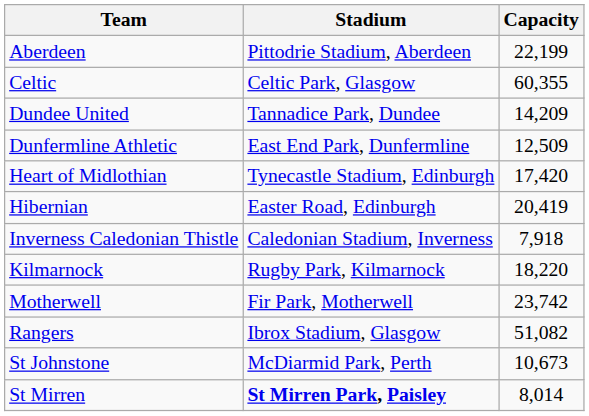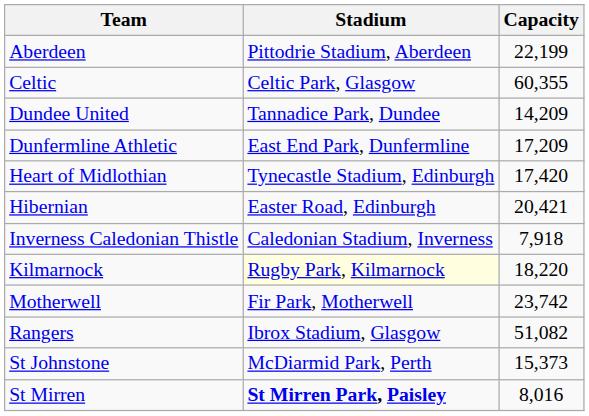(541, 144) 12,509 -> (541, 144) 17,209
(541, 207) 20,419 -> (541, 207) 20,421
(346, 269) no background -> (346, 269) lightyellow background
(541, 363) 10,673 -> (541, 363) 15,373
(541, 394) 8,014 -> (541, 394) 8,016
